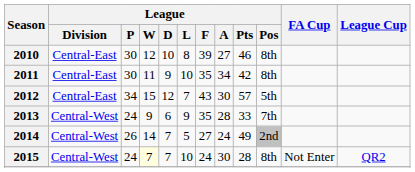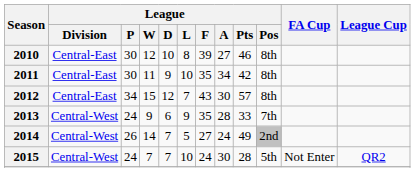(269, 95) 5th -> (269, 95) 8th
(149, 156) lightyellow background -> (149, 156) no background
(269, 156) 8th -> (269, 156) 5th
